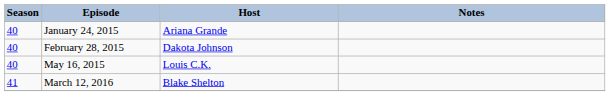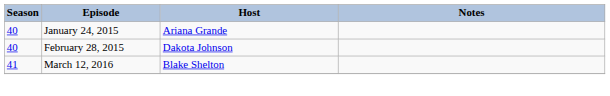- row: (74, 64)
